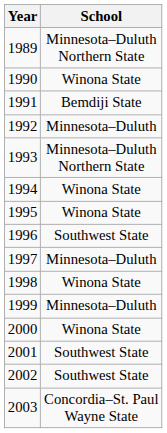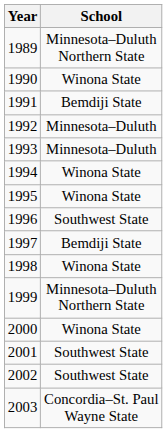(101, 157) Minnesota–Duluth Northern State -> (101, 149) Minnesota–Duluth
(101, 259) Minnesota–Duluth -> (101, 242) Bemdiji State
(101, 306) Minnesota–Duluth -> (101, 297) Minnesota–Duluth Northern State
